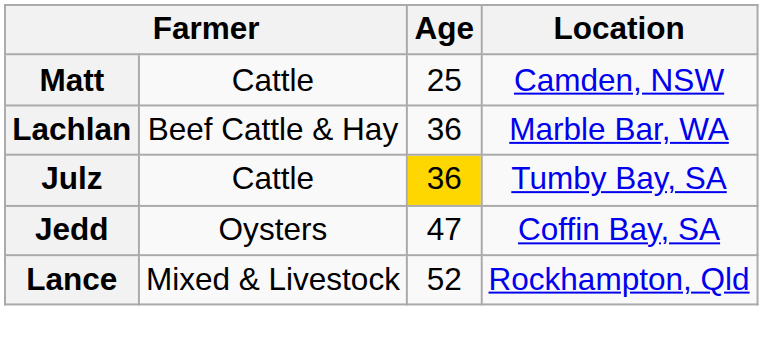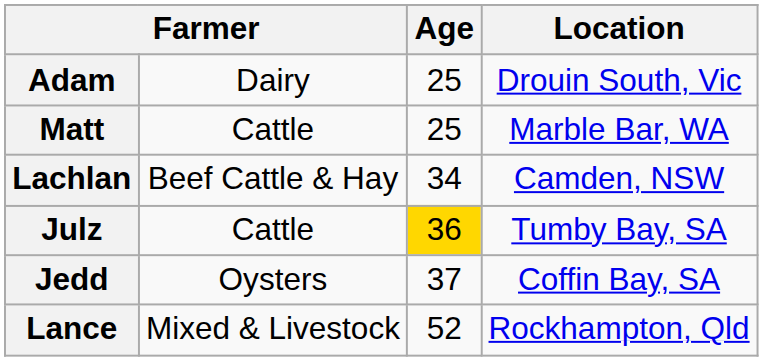+ row: (72, 79)
(619, 79) Camden, NSW -> (619, 129) Marble Bar, WA
(444, 129) 36 -> (444, 179) 34
(619, 129) Marble Bar, WA -> (619, 179) Camden, NSW
(444, 229) 47 -> (444, 279) 37
